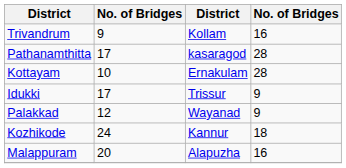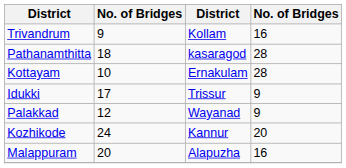(104, 53) 17 -> (104, 53) 18
(260, 133) 18 -> (260, 133) 20
